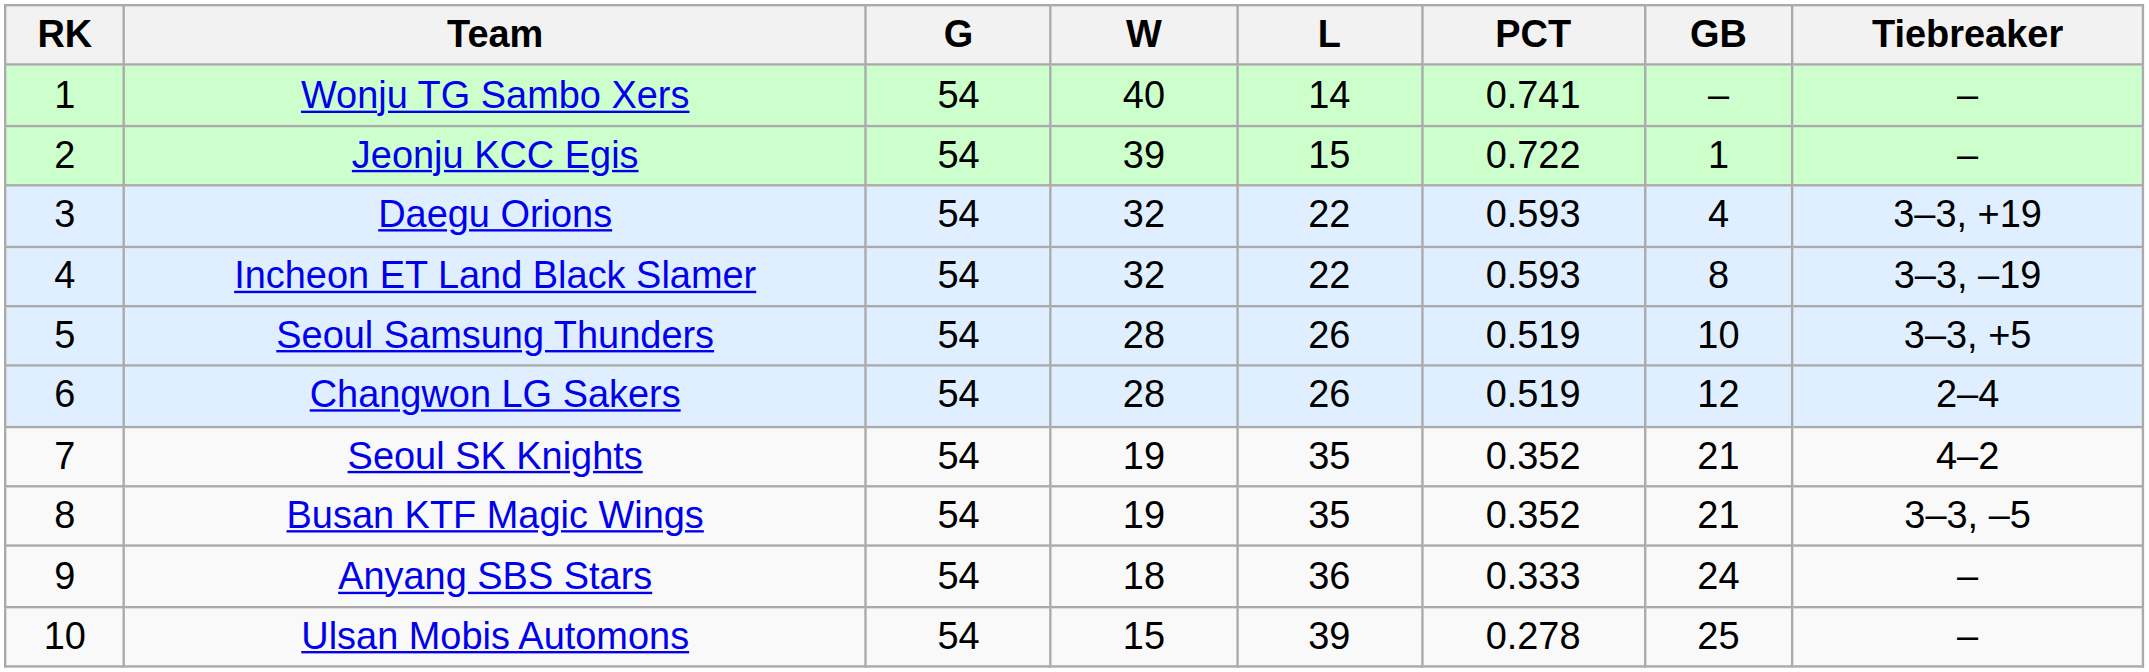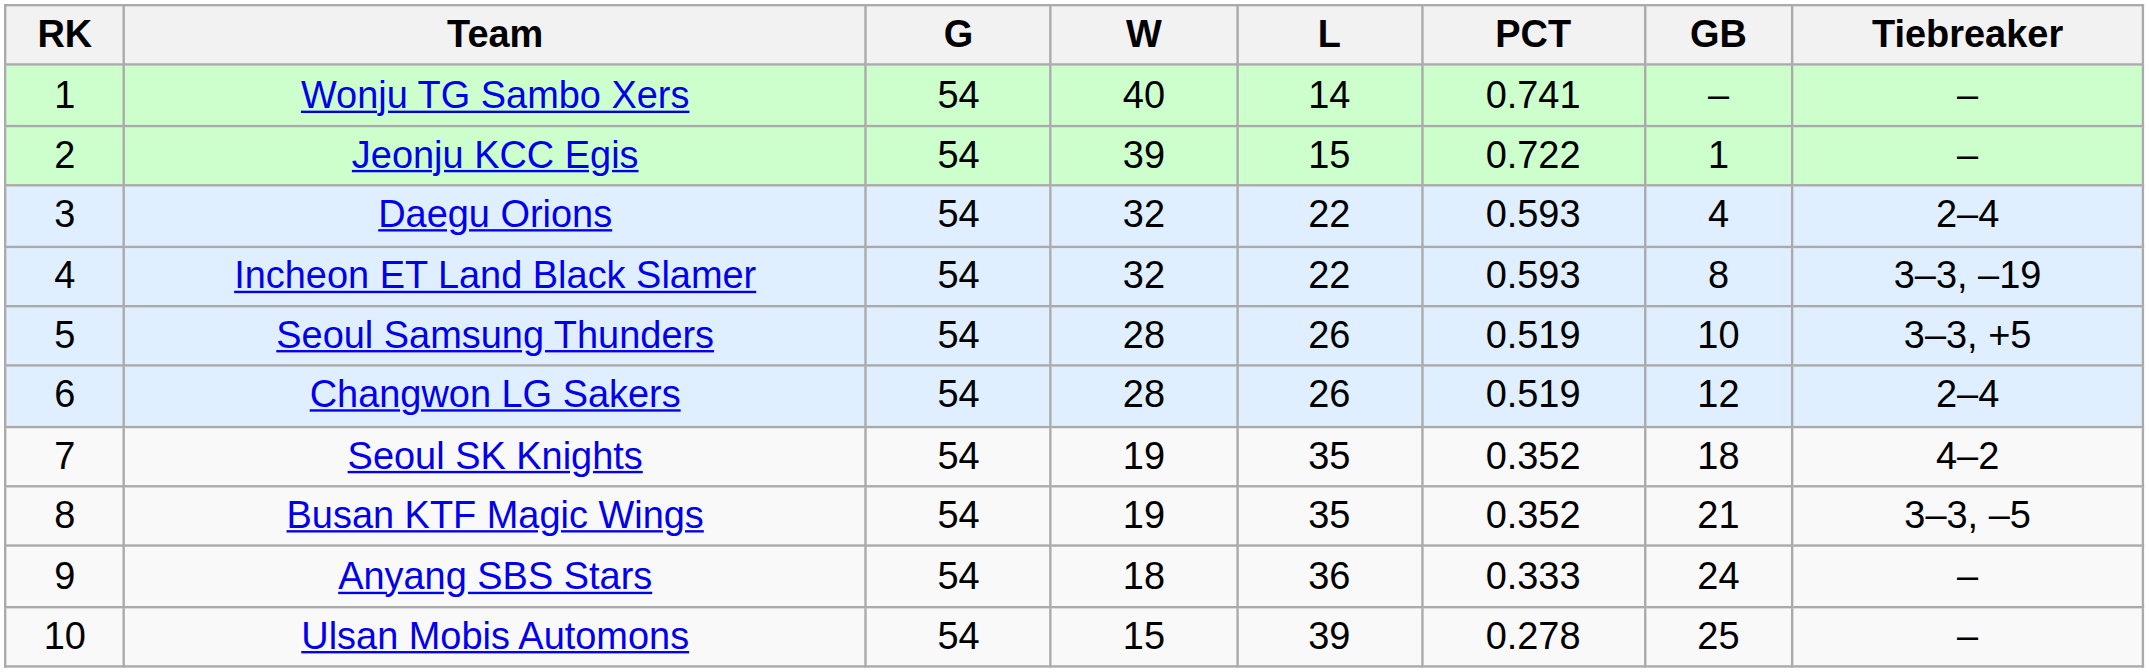(1968, 214) 3–3, +19 -> (1968, 214) 2–4
(1718, 455) 21 -> (1718, 455) 18
